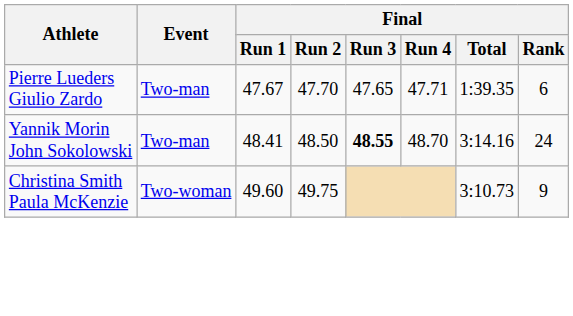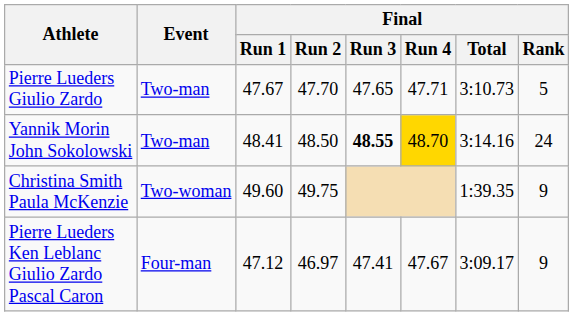(487, 89) 1:39.35 -> (487, 89) 3:10.73
(544, 89) 6 -> (544, 89) 5
(428, 140) no background -> (428, 140) gold background
(487, 191) 3:10.73 -> (487, 191) 1:39.35
+ row: (62, 263)
